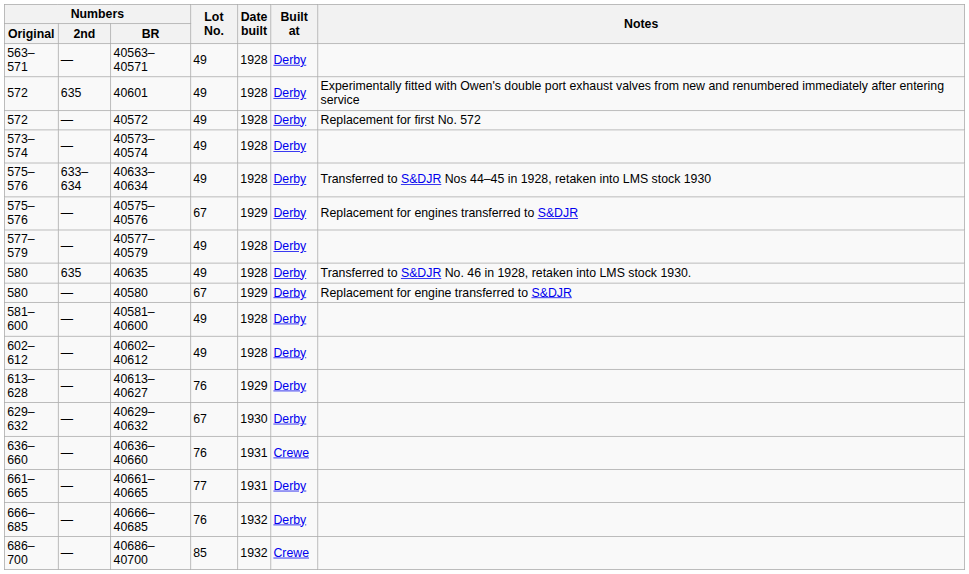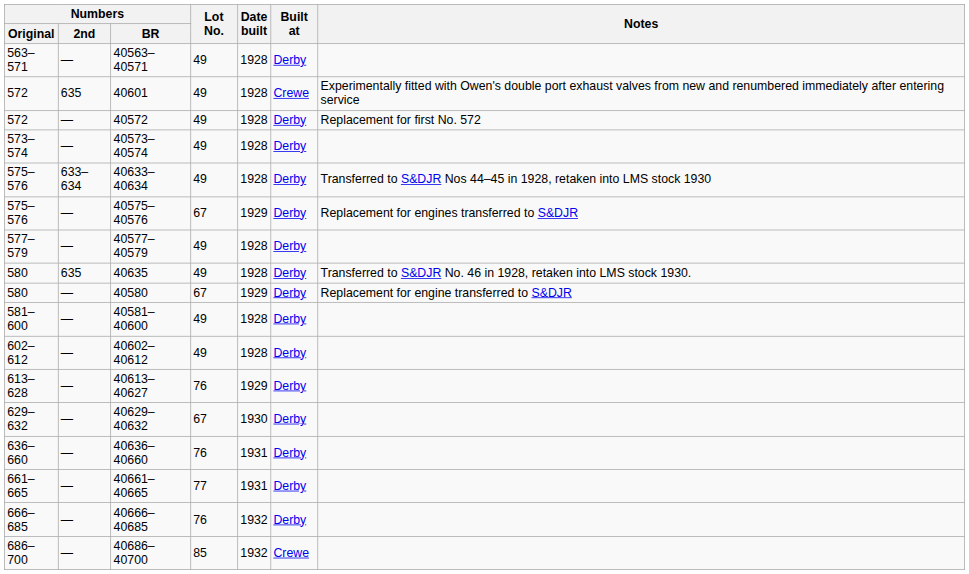(290, 93) Derby -> (291, 93) Crewe
(291, 452) Crewe -> (290, 452) Derby
